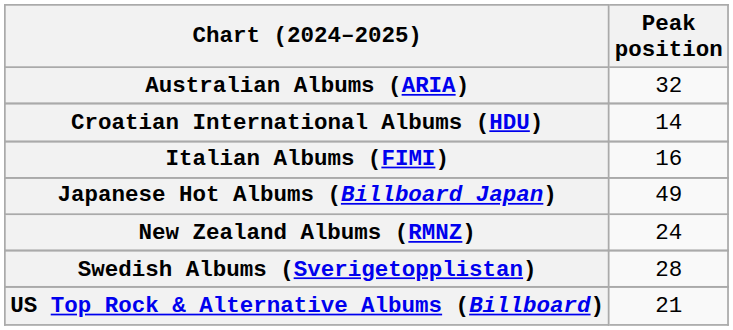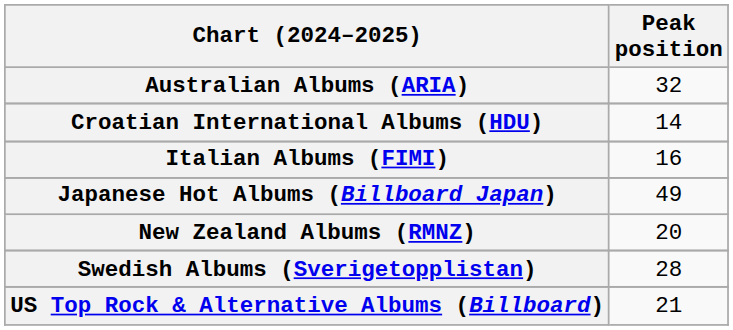(669, 232) 24 -> (669, 232) 20
